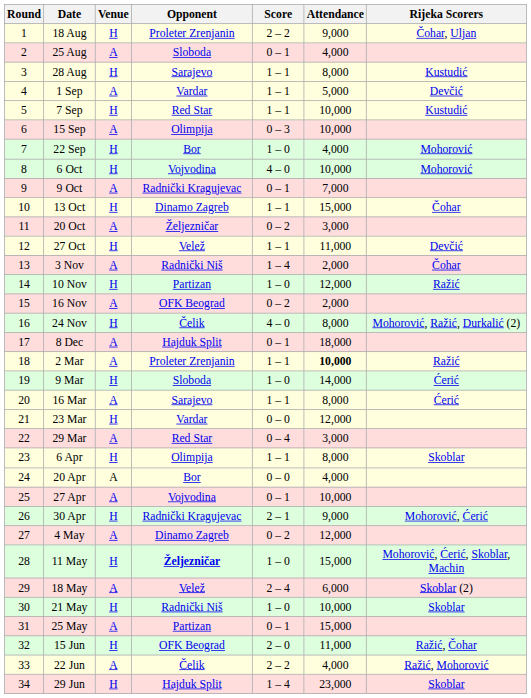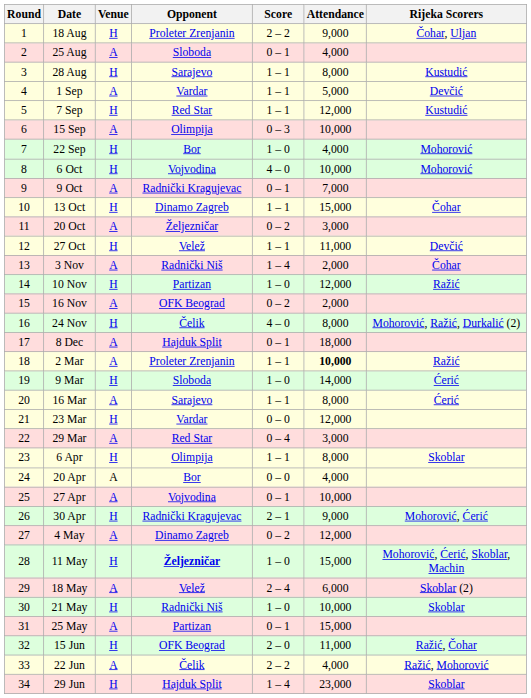(335, 110) 10,000 -> (335, 110) 12,000
